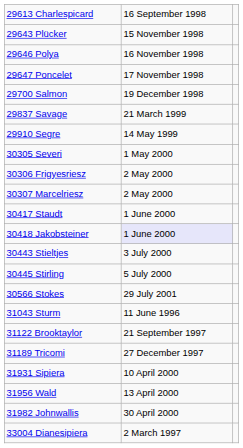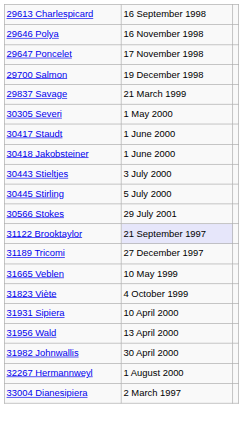- row: (37, 34)
- row: (33, 134)
- row: (46, 174)
- row: (45, 194)
(149, 233) lavender background -> (149, 154) no background
- row: (33, 313)
(165, 333) no background -> (165, 233) lavender background
+ row: (35, 273)
+ row: (32, 293)
+ row: (50, 373)
